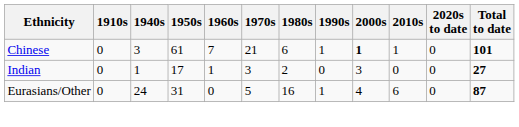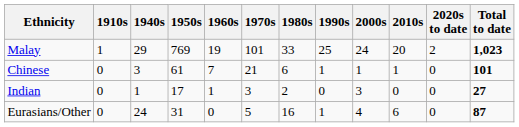+ row: (24, 49)
(359, 49) bold -> (359, 70) normal
